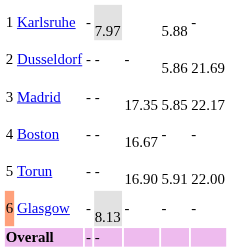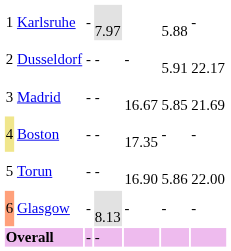(175, 68) 5.86 -> (175, 68) 5.91
(208, 68) 21.69 -> (208, 68) 22.17
(141, 105) 17.35 -> (141, 105) 16.67
(208, 105) 22.17 -> (208, 105) 21.69
(10, 134) no background -> (10, 134) khaki background
(141, 142) 16.67 -> (141, 142) 17.35
(175, 179) 5.91 -> (175, 179) 5.86
